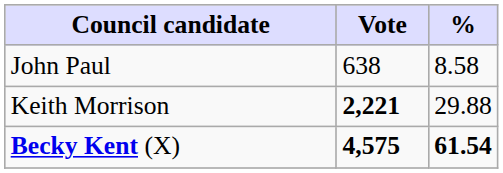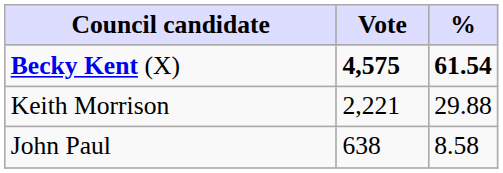rows swapped: (95, 146) <-> (61, 65)
(371, 106) bold -> (371, 106) normal
